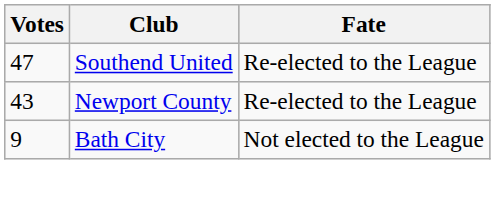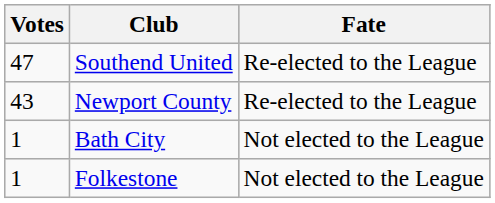(16, 139) 9 -> (16, 139) 1
+ row: (126, 178)
